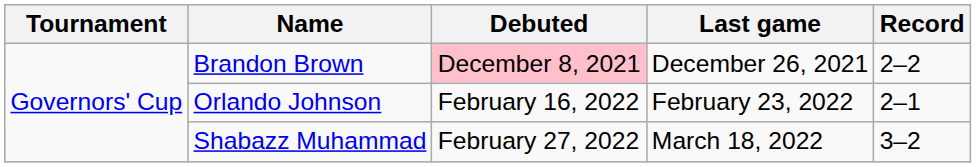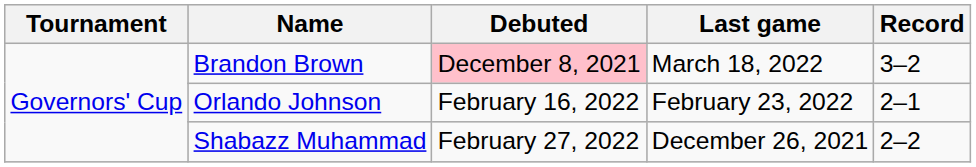(760, 63) December 26, 2021 -> (737, 63) March 18, 2022
(900, 63) 2–2 -> (900, 63) 3–2
(737, 141) March 18, 2022 -> (760, 141) December 26, 2021
(900, 141) 3–2 -> (900, 141) 2–2
